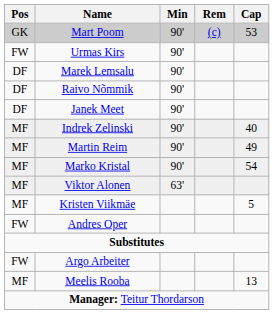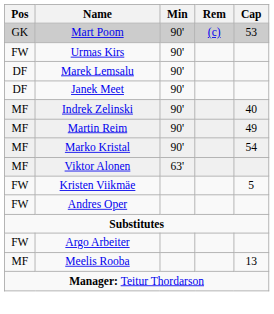- row: (97, 89)
(20, 204) MF -> (20, 185) FW
